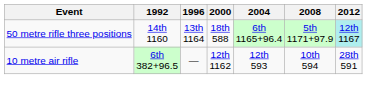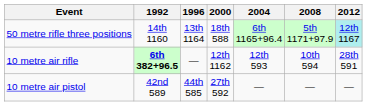(157, 60) normal -> (157, 60) bold
+ row: (46, 87)
